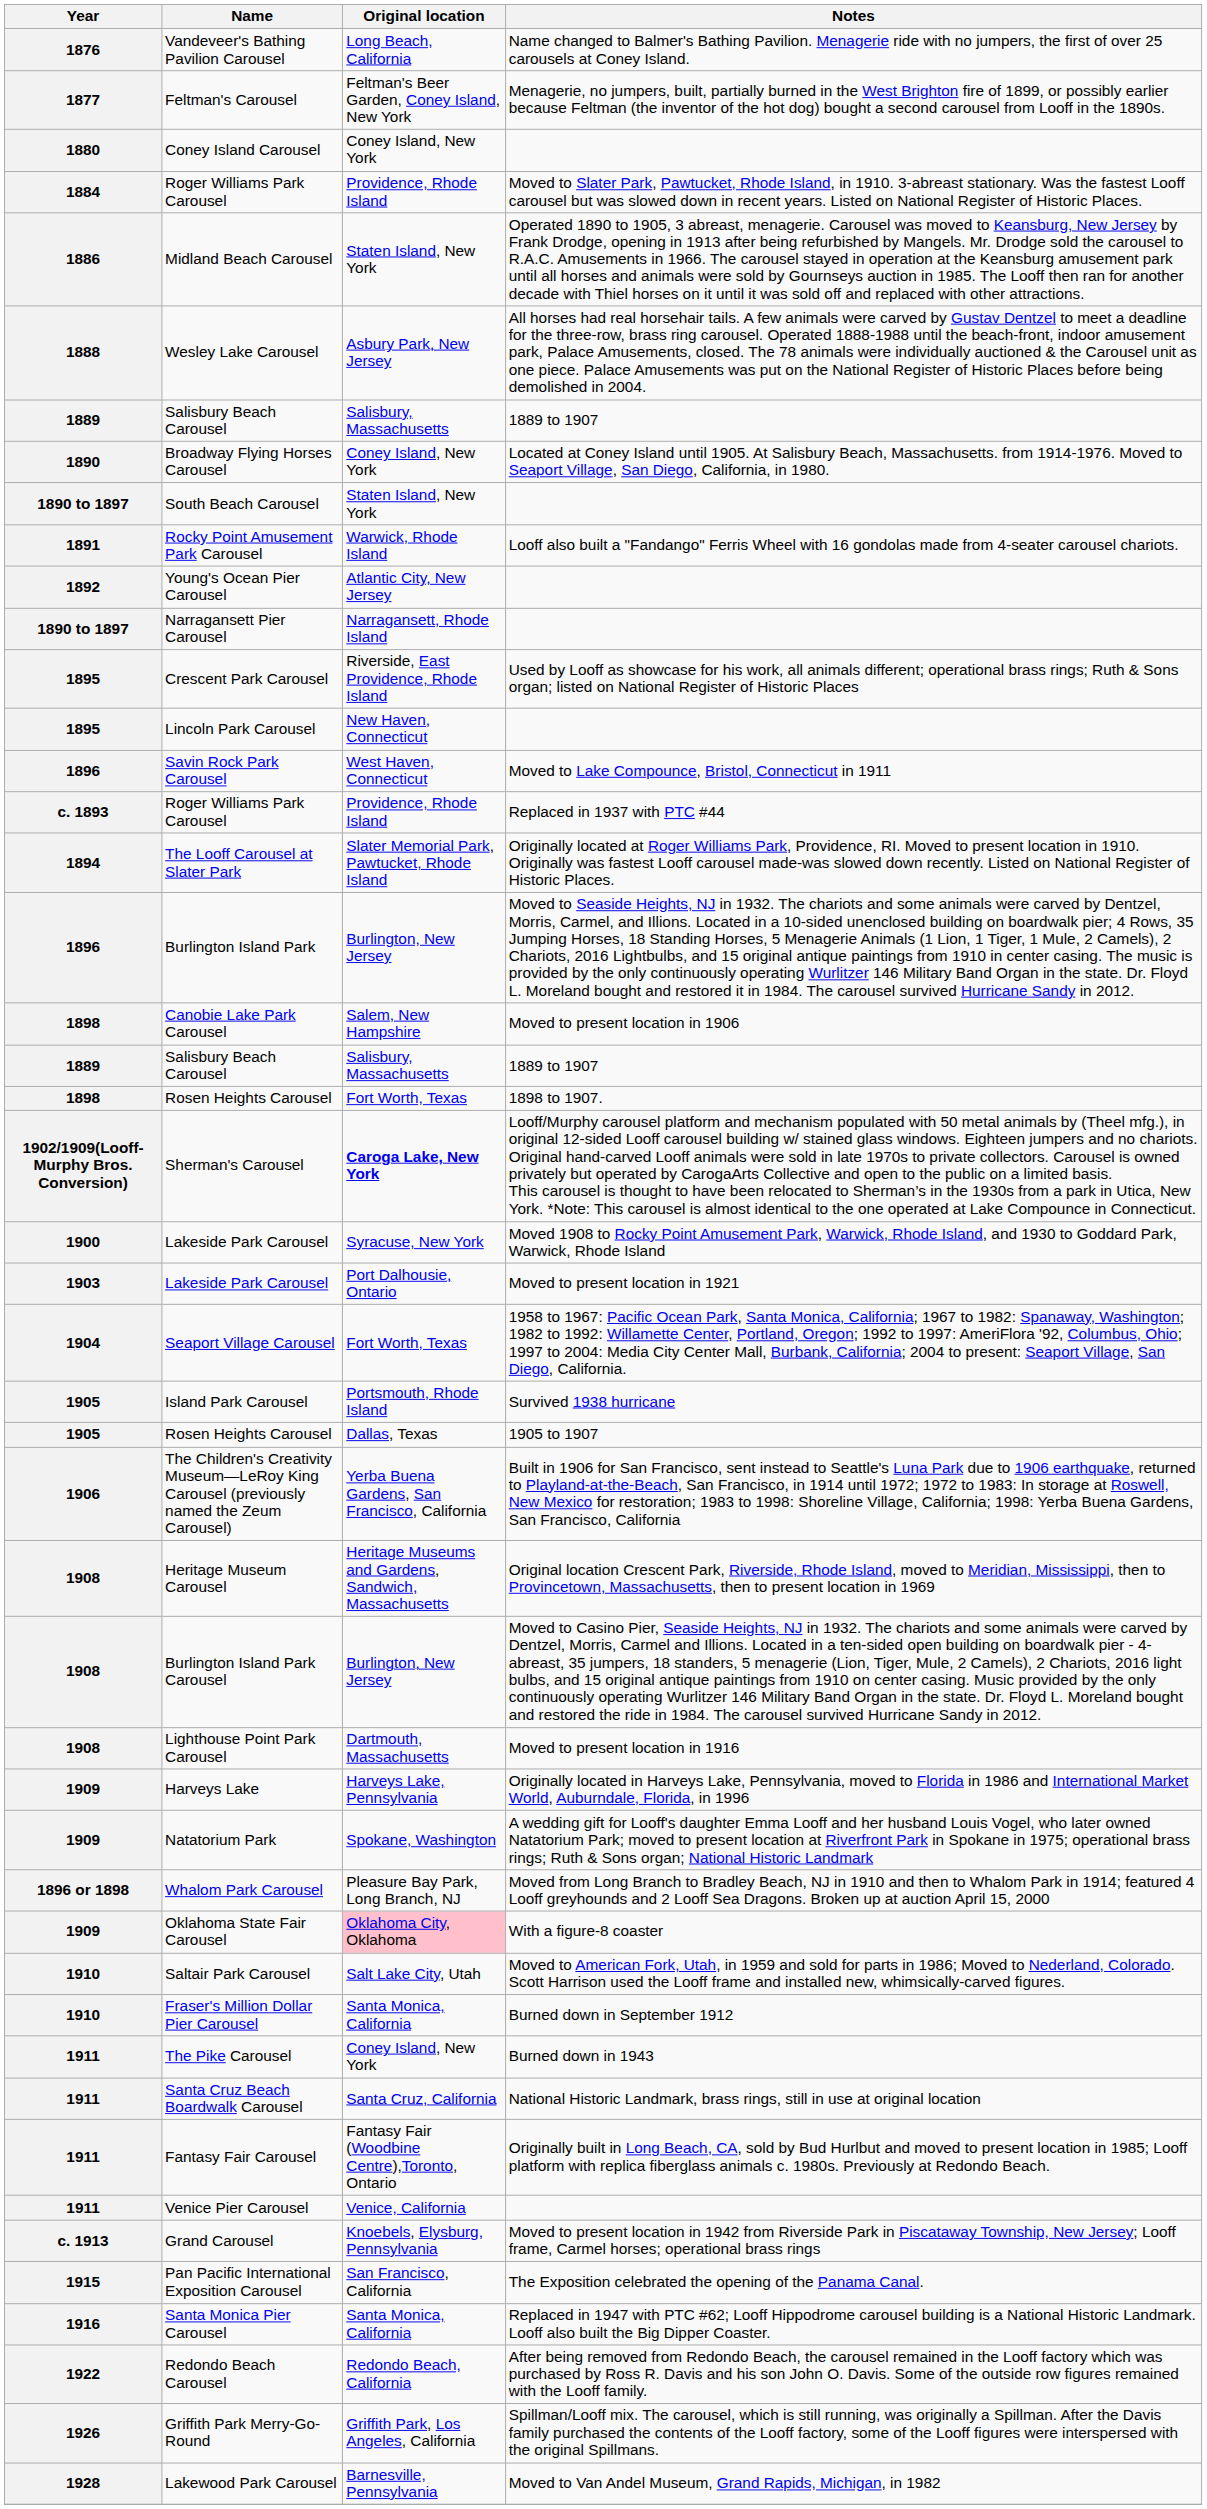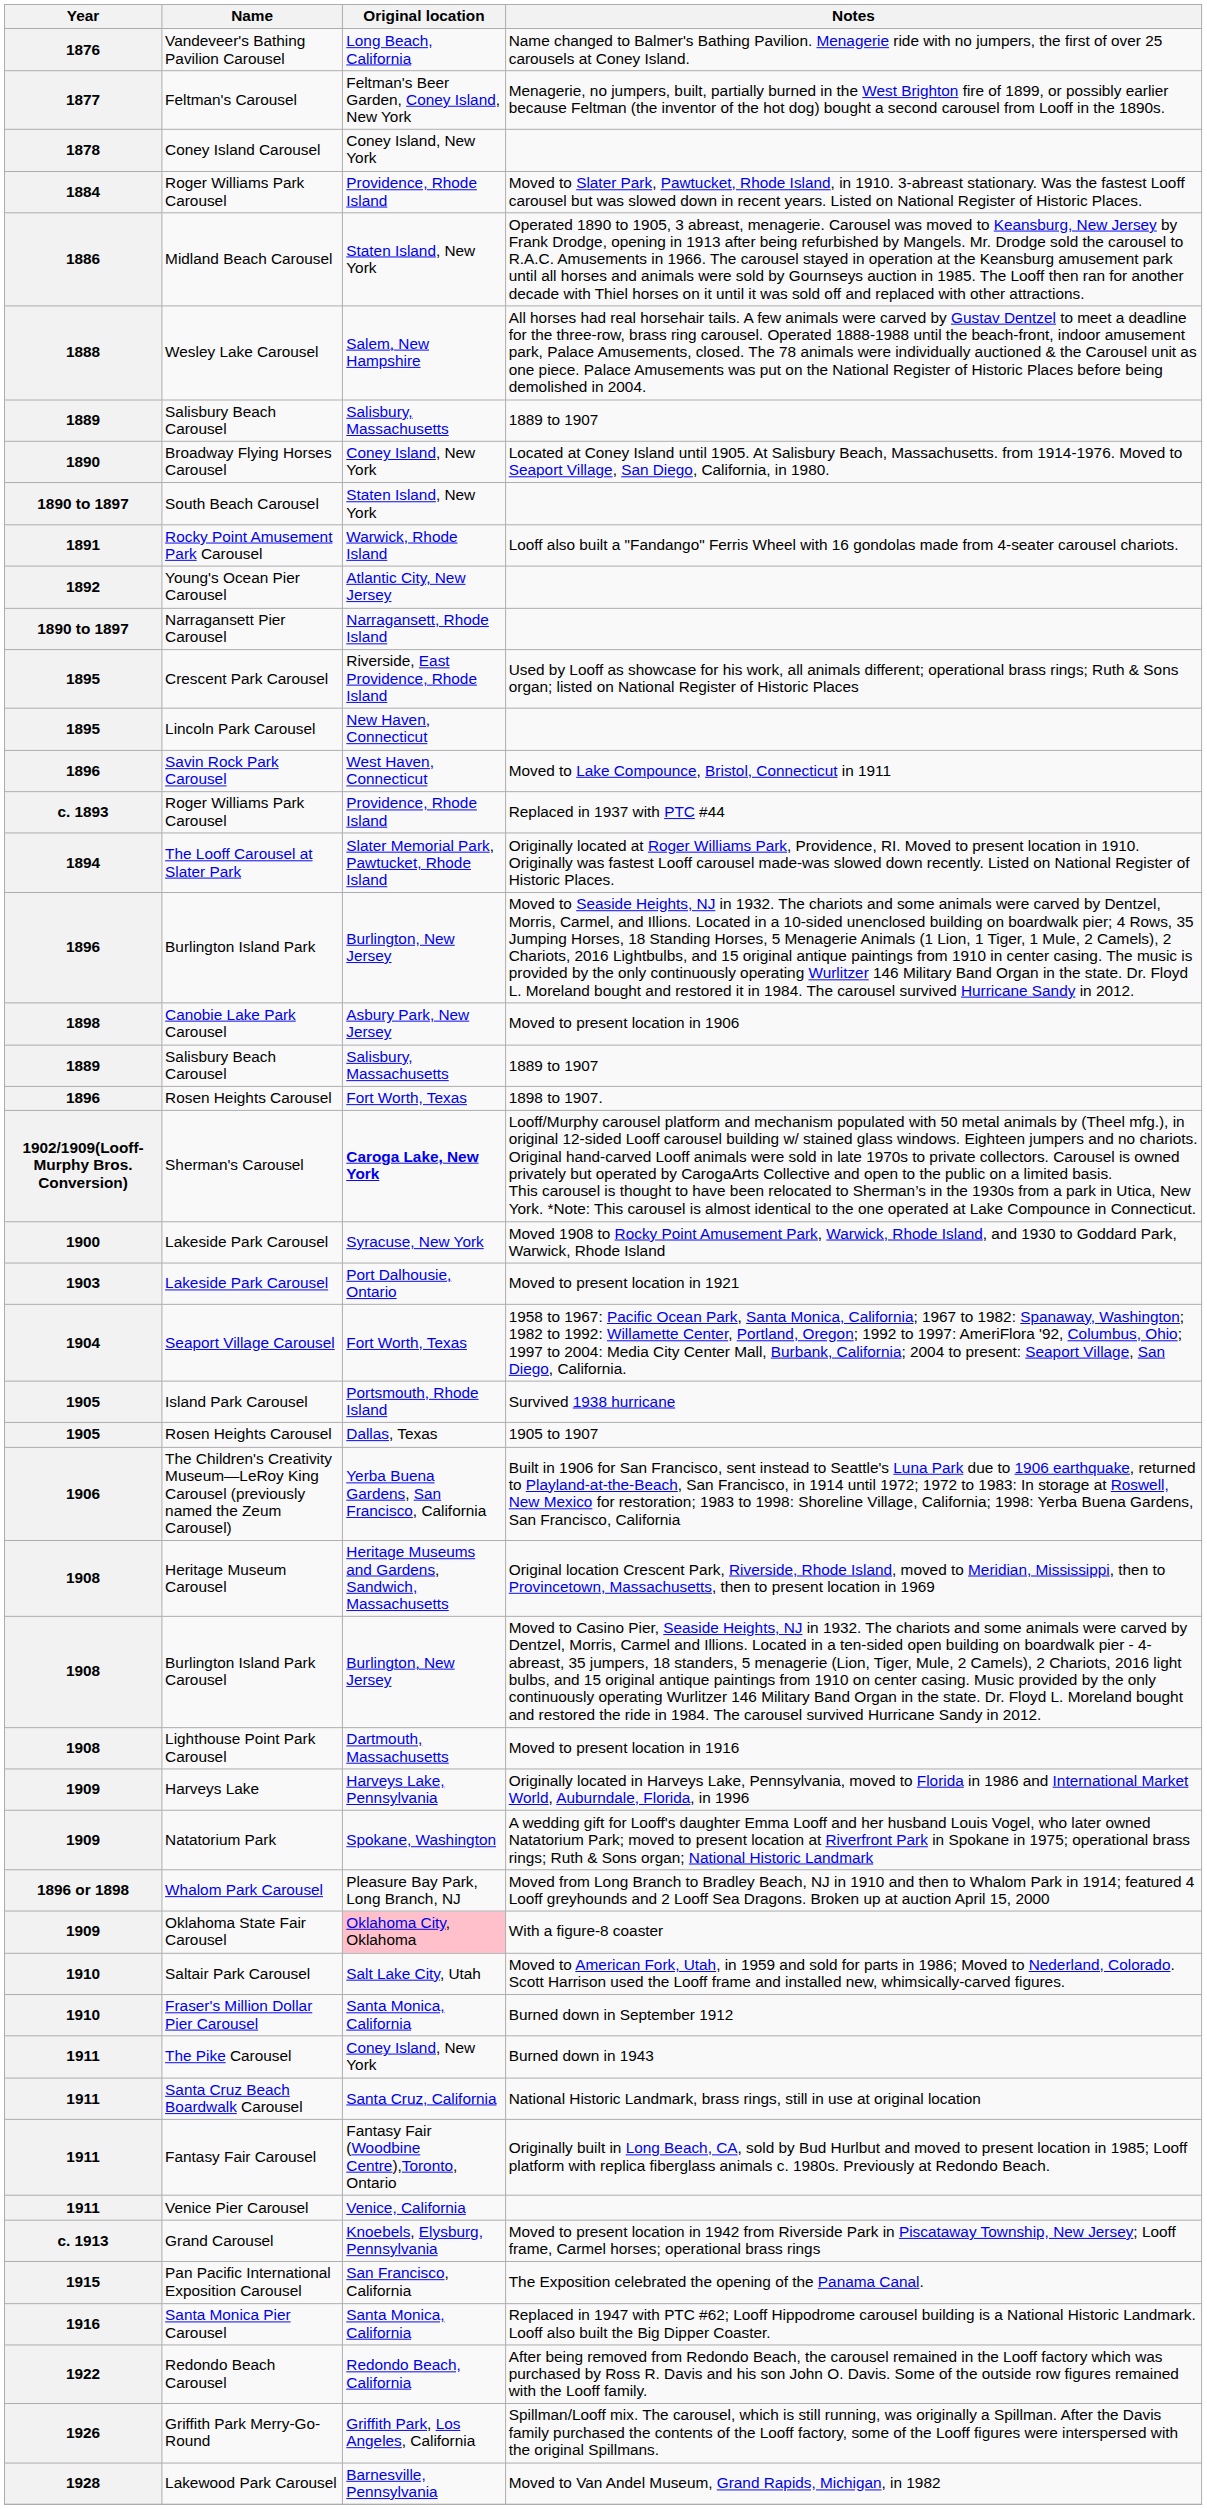(83, 150) 1880 -> (83, 150) 1878
(408, 352) Asbury Park, New Jersey -> (388, 352) Salem, New Hampshire
(388, 1023) Salem, New Hampshire -> (408, 1023) Asbury Park, New Jersey
(83, 1098) 1898 -> (83, 1098) 1896
